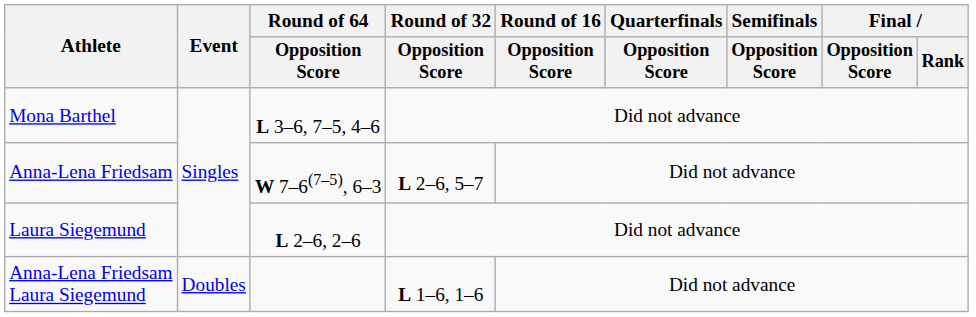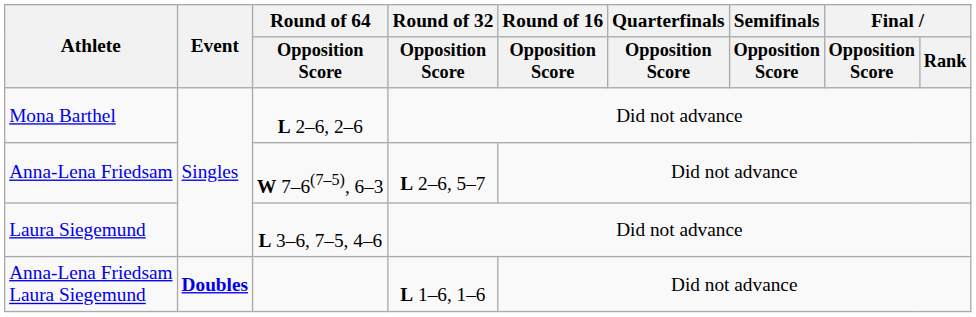(318, 126) L 3–6, 7–5, 4–6 -> (320, 126) L 2–6, 2–6
(318, 241) L 2–6, 2–6 -> (320, 241) L 3–6, 7–5, 4–6
(214, 284) normal -> (215, 284) bold
